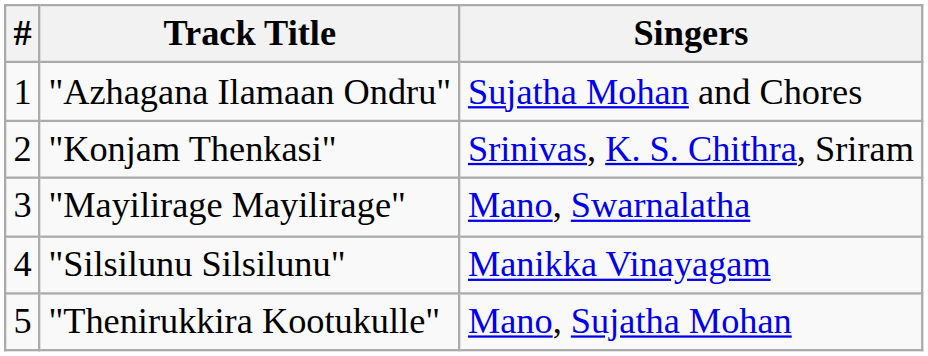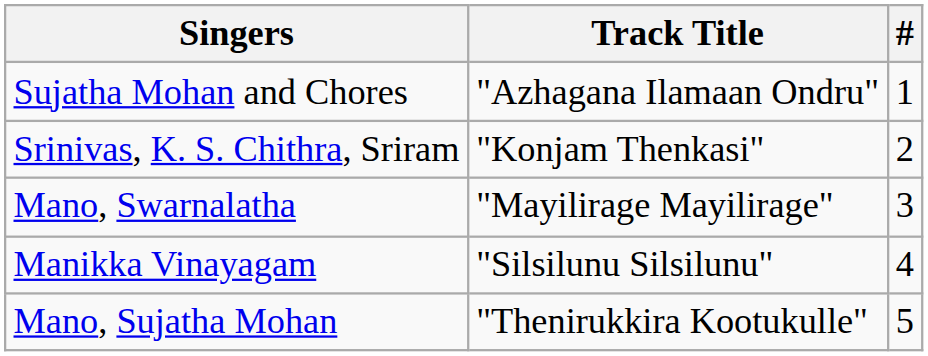columns swapped: (23, 33) <-> (691, 33)
